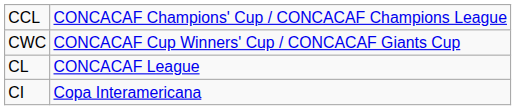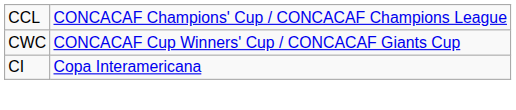- row: (18, 68)
